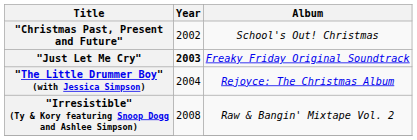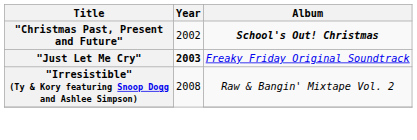(308, 35) normal -> (308, 35) bold
- row: (89, 81)
